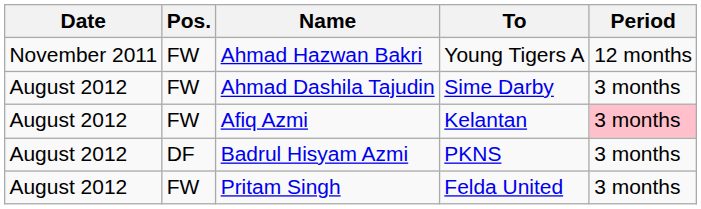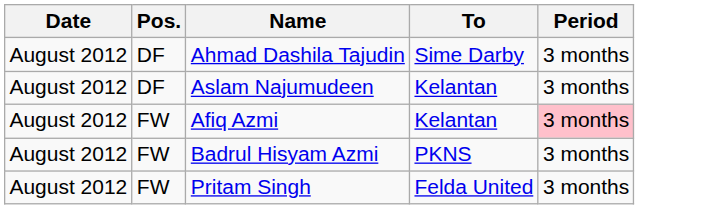- row: (321, 54)
(183, 87) FW -> (151, 54) DF
+ row: (282, 87)
(181, 154) DF -> (153, 154) FW
